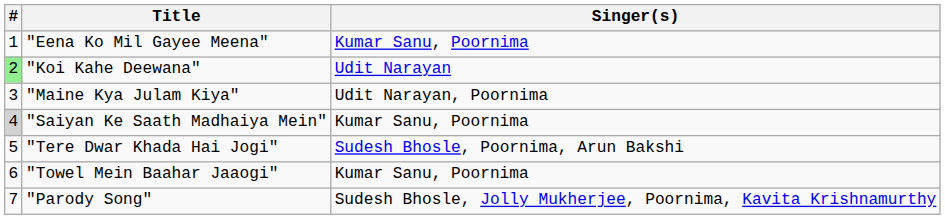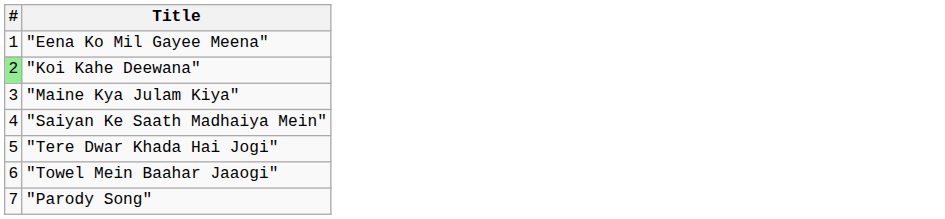- column: (635, 18)
(13, 123) lightgrey background -> (13, 123) no background
